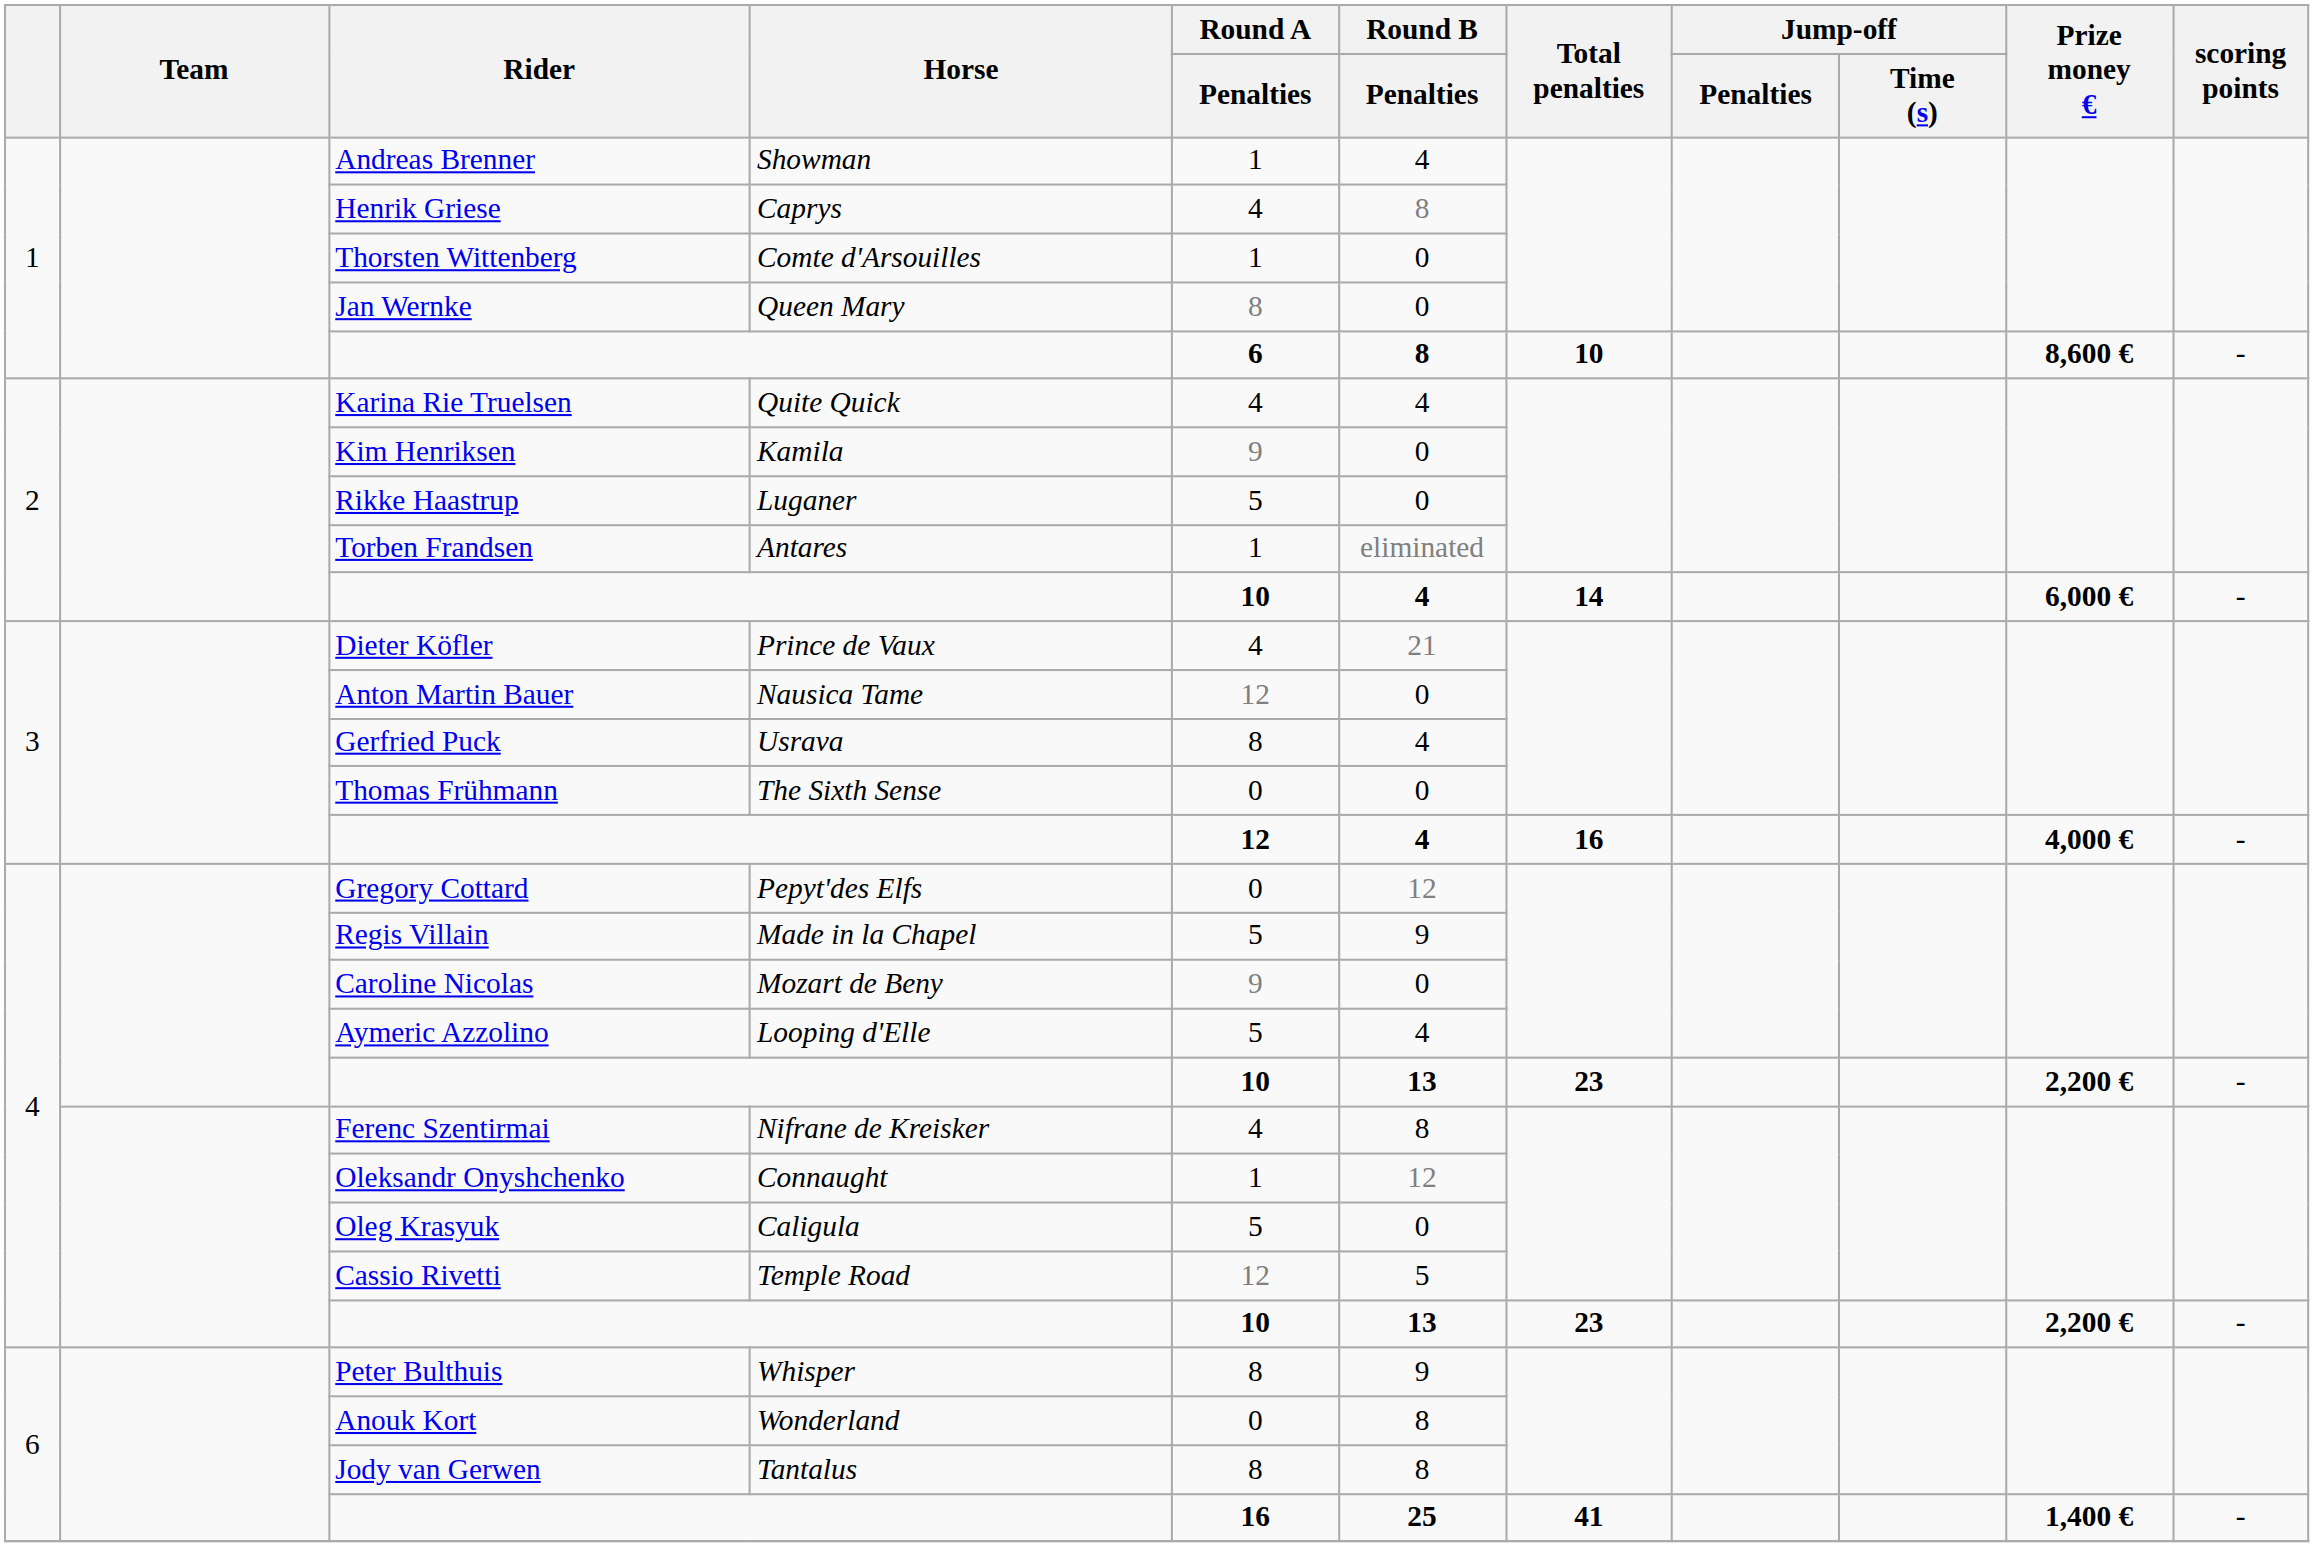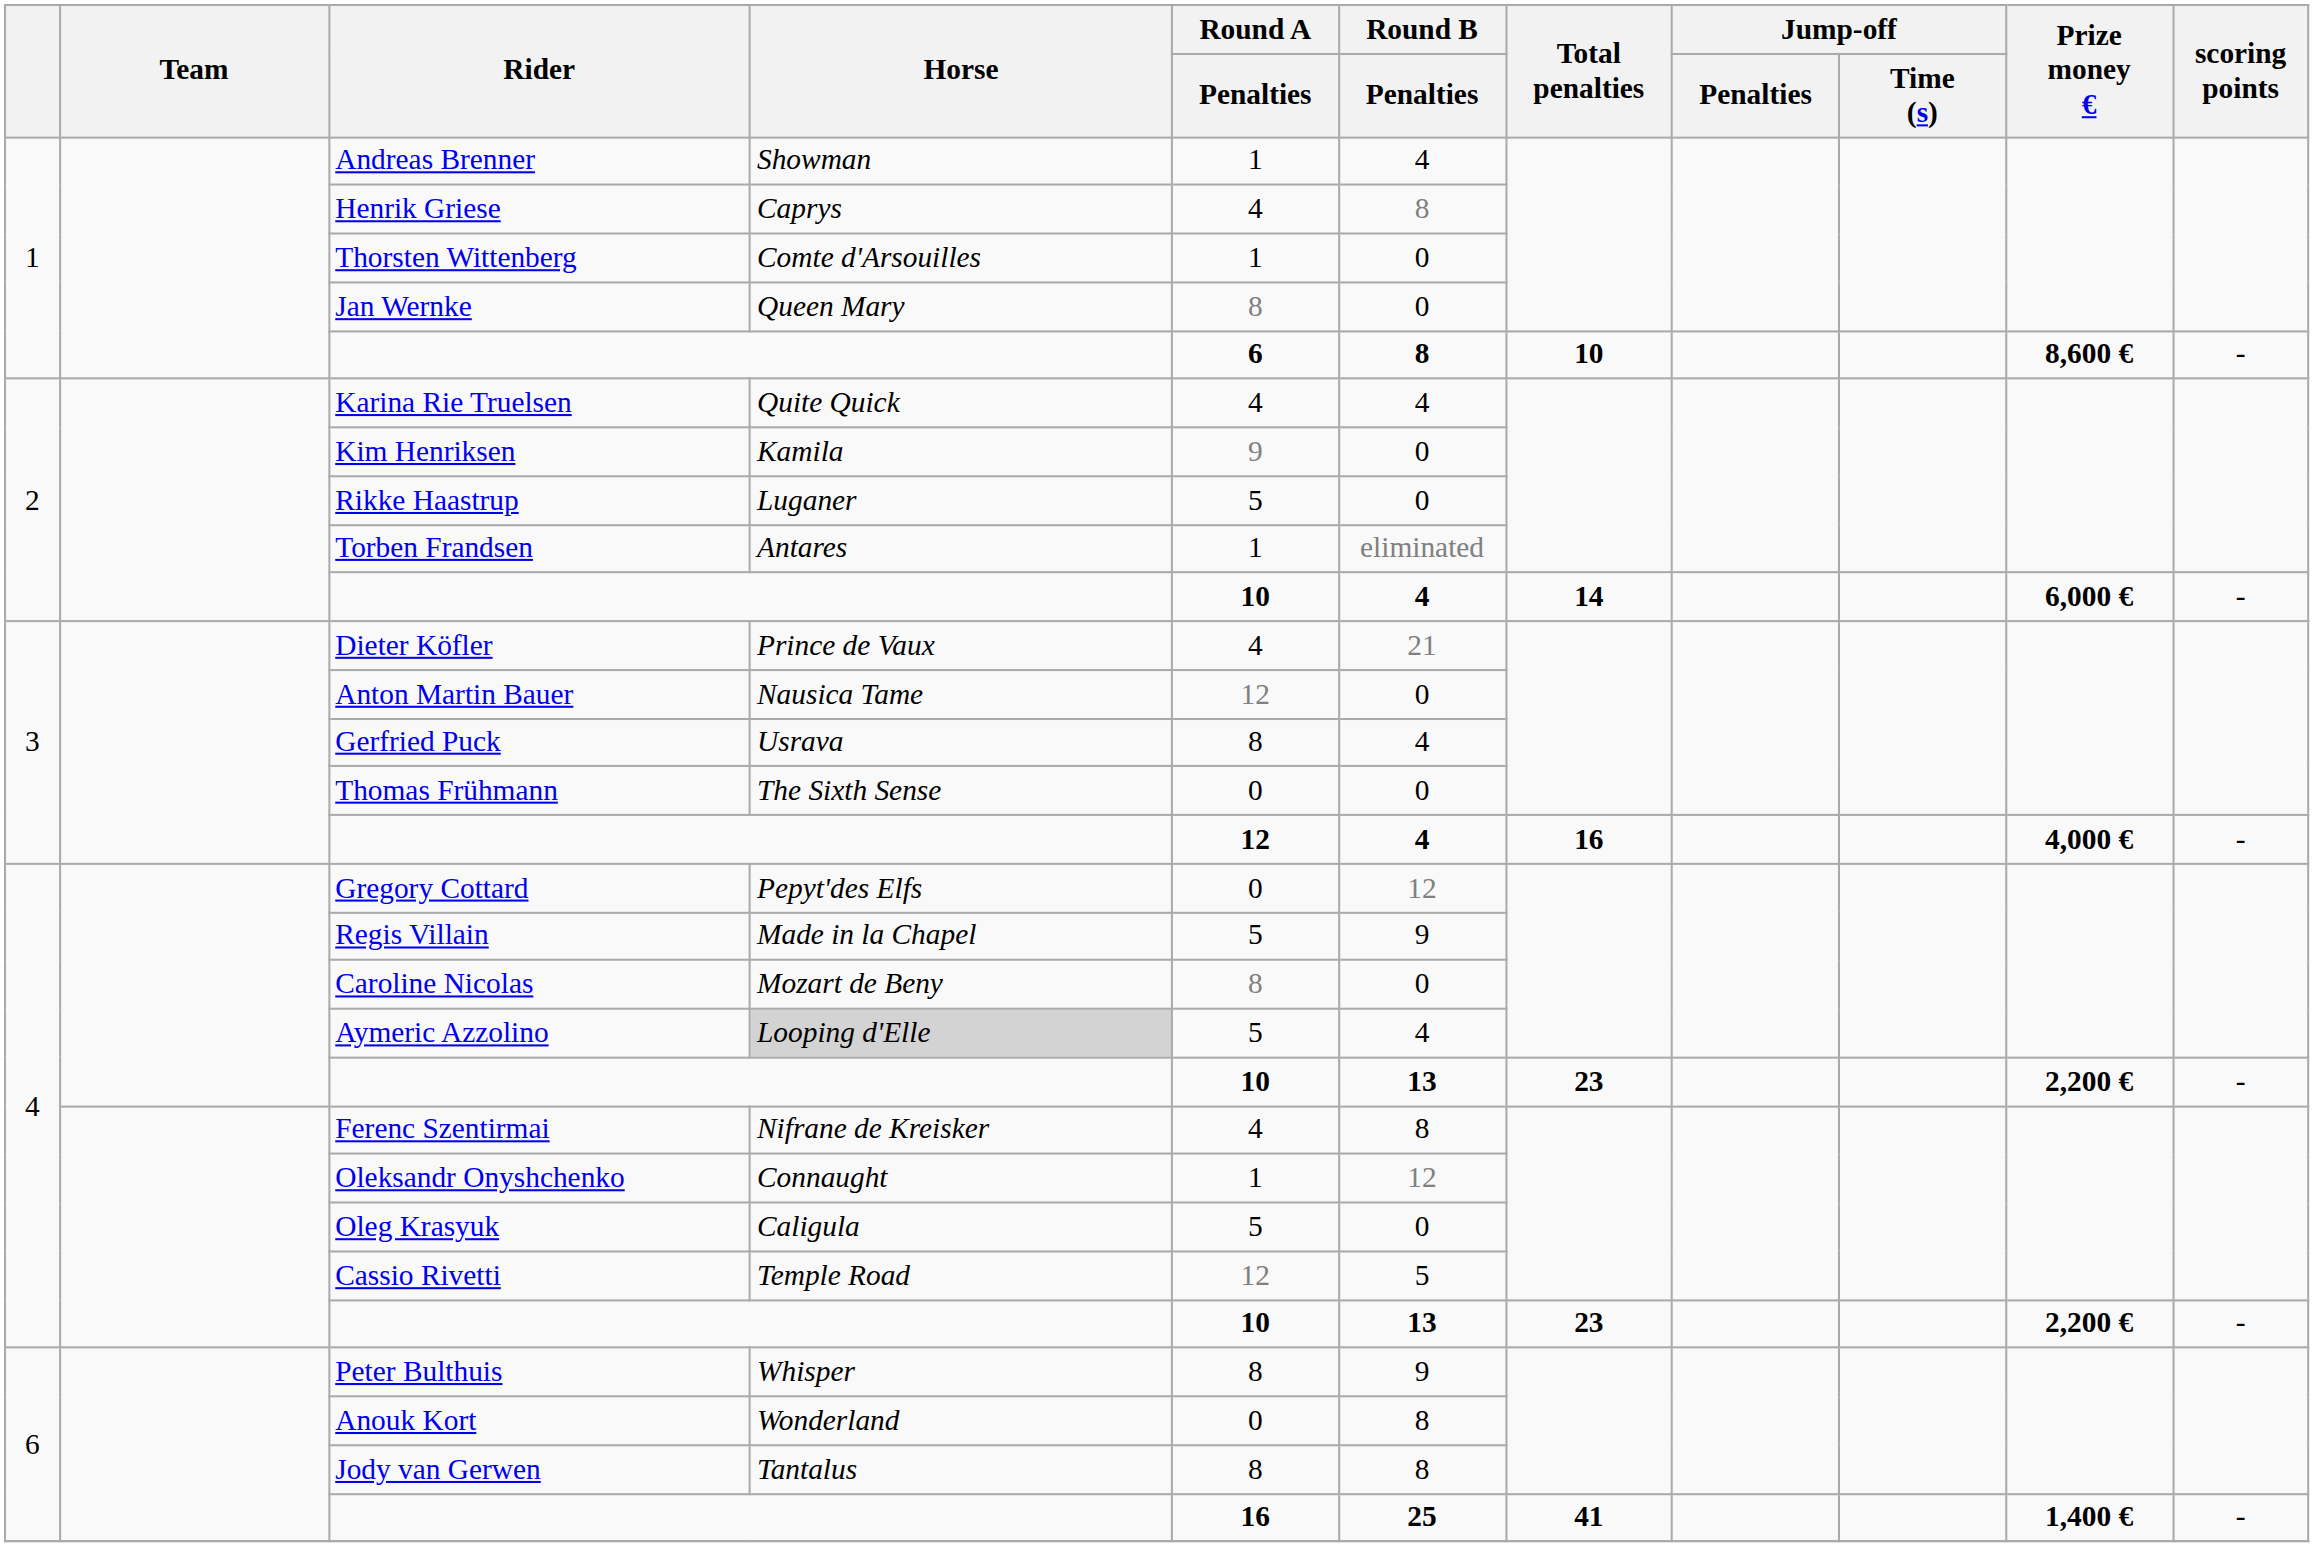(1255, 984) 9 -> (1255, 984) 8
(844, 1032) no background -> (844, 1032) lightgrey background
